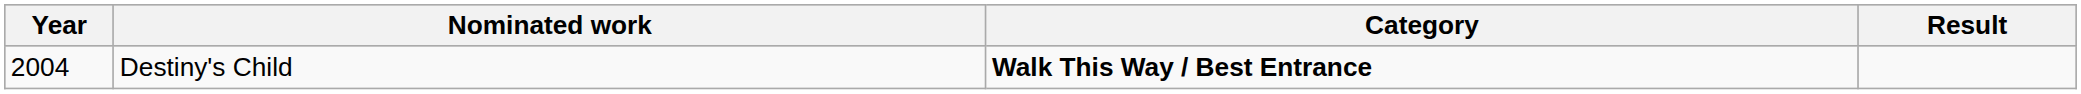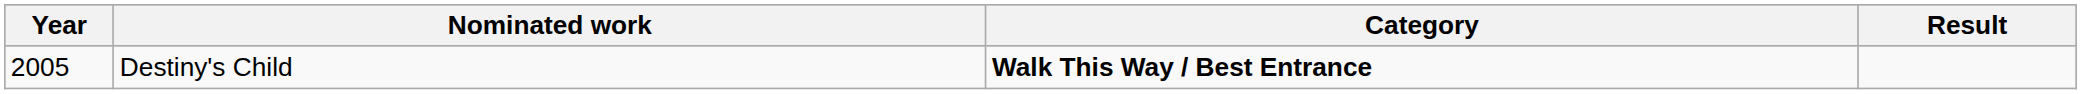(40, 66) 2004 -> (40, 66) 2005
